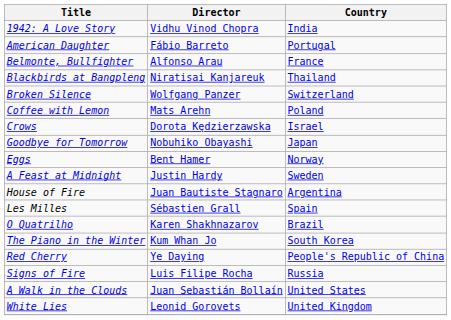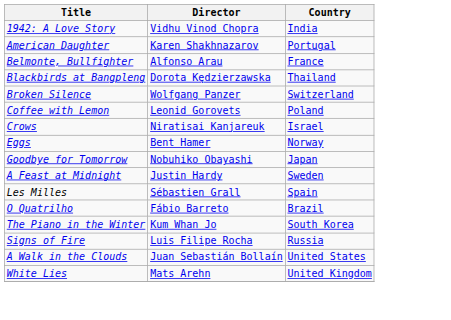(189, 45) Fábio Barreto -> (204, 45) Karen Shakhnazarov
(207, 78) Niratisai Kanjareuk -> (210, 78) Dorota Kędzierzawska
(180, 110) Mats Arehn -> (195, 110) Leonid Gorovets
(210, 127) Dorota Kędzierzawska -> (207, 127) Niratisai Kanjareuk
rows swapped: (19, 159) <-> (67, 143)
- row: (46, 192)
(204, 225) Karen Shakhnazarov -> (189, 208) Fábio Barreto
- row: (37, 257)
(195, 306) Leonid Gorovets -> (180, 274) Mats Arehn
